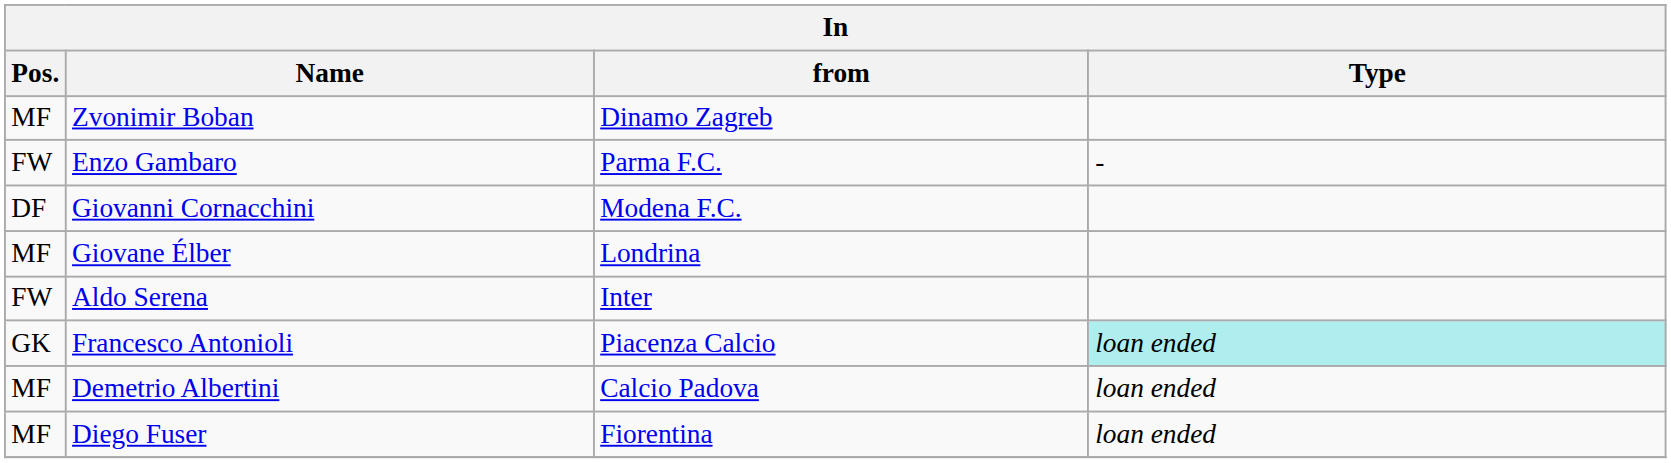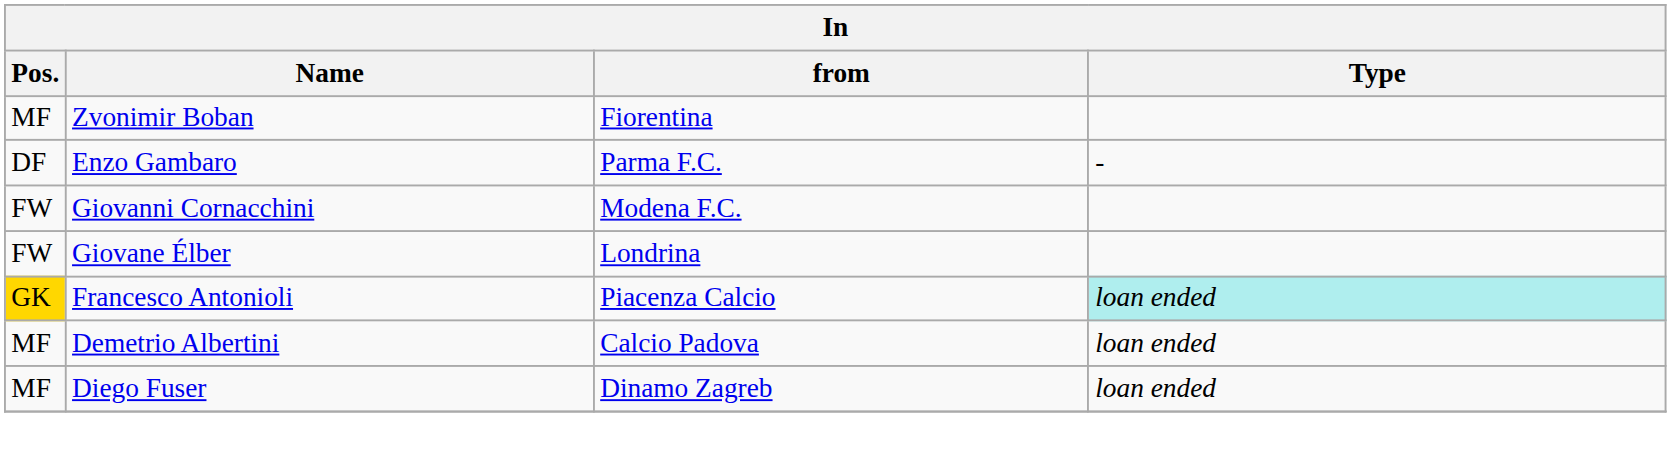(686, 117) Dinamo Zagreb -> (656, 117) Fiorentina
(32, 162) FW -> (29, 162) DF
(29, 207) DF -> (32, 207) FW
(31, 253) MF -> (32, 253) FW
- row: (140, 298)
(31, 343) no background -> (31, 298) gold background
(656, 433) Fiorentina -> (686, 388) Dinamo Zagreb
